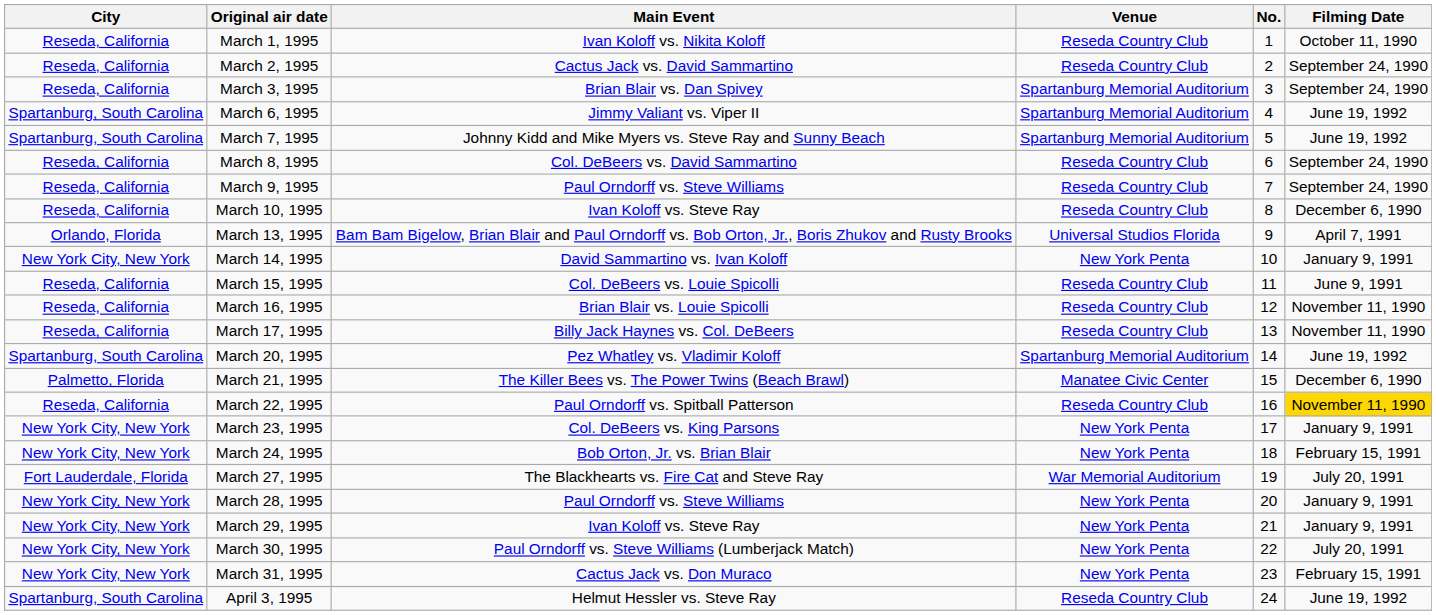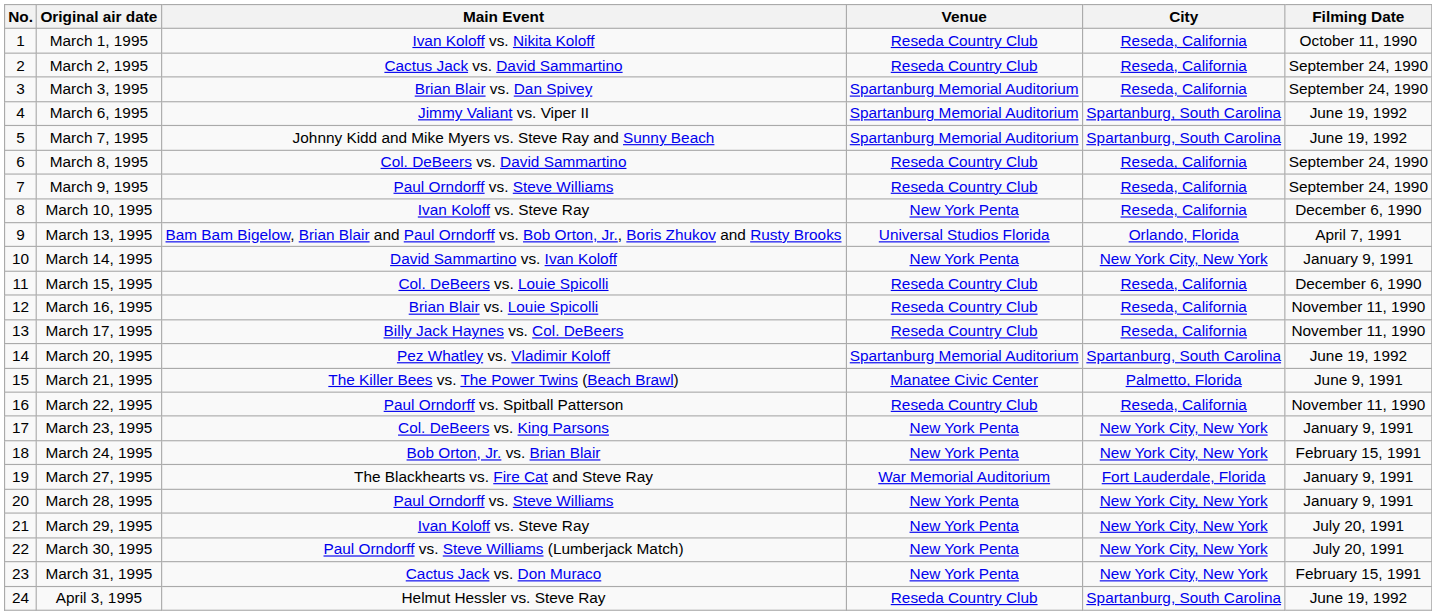columns swapped: (1269, 16) <-> (106, 16)
(1135, 210) Reseda Country Club -> (964, 210) New York Penta
(1358, 283) June 9, 1991 -> (1358, 283) December 6, 1990
(1358, 380) December 6, 1990 -> (1358, 380) June 9, 1991
(1358, 404) gold background -> (1358, 404) no background
(1358, 477) July 20, 1991 -> (1358, 477) January 9, 1991
(1358, 525) January 9, 1991 -> (1358, 525) July 20, 1991
